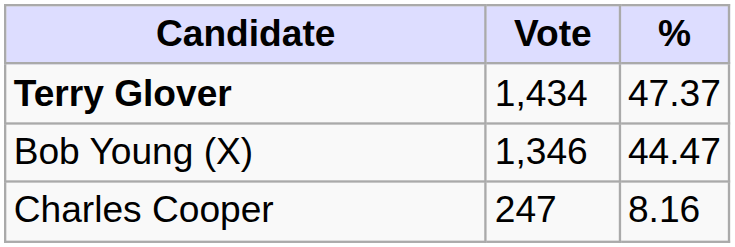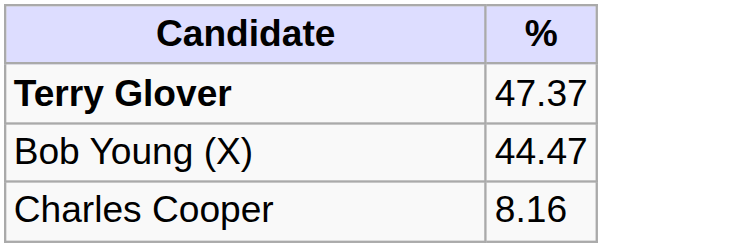- column: (553, 33)
